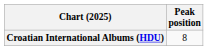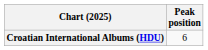(185, 38) 8 -> (185, 38) 6
